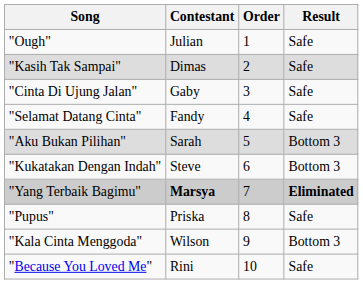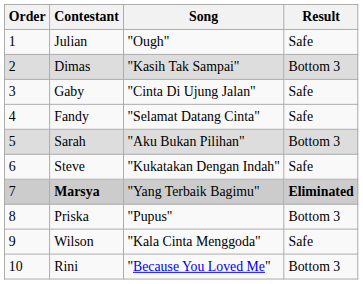columns swapped: (261, 17) <-> (85, 17)
(301, 67) Safe -> (314, 67) Bottom 3
(314, 167) Bottom 3 -> (301, 167) Safe
(301, 217) Safe -> (314, 217) Bottom 3
(314, 242) Bottom 3 -> (301, 242) Safe
(301, 266) Safe -> (314, 266) Bottom 3
